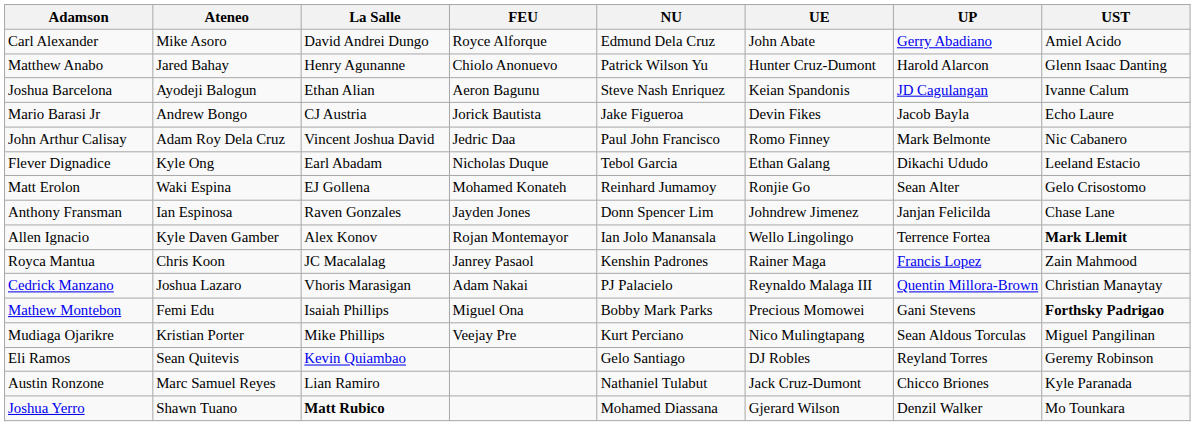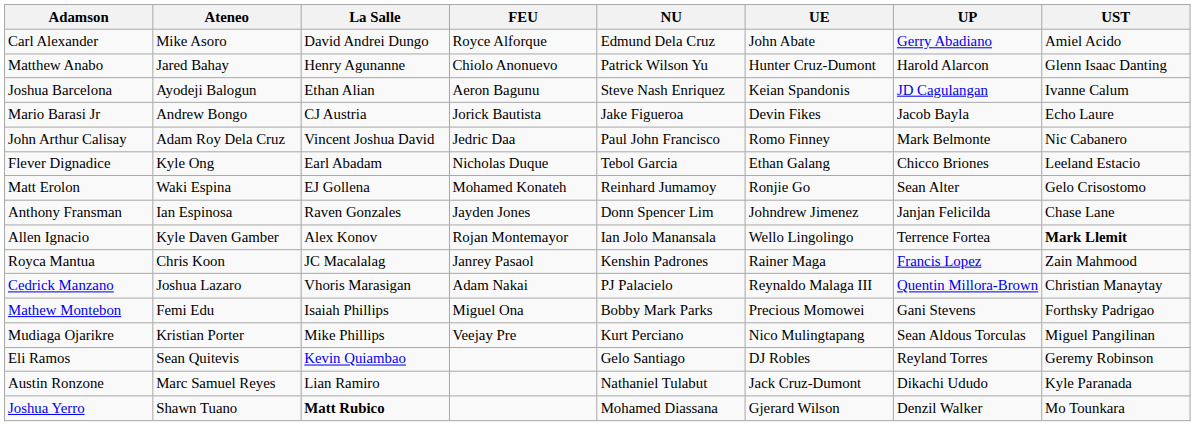(942, 163) Dikachi Ududo -> (943, 163) Chicco Briones
(1105, 310) bold -> (1100, 310) normal
(943, 384) Chicco Briones -> (942, 384) Dikachi Ududo
